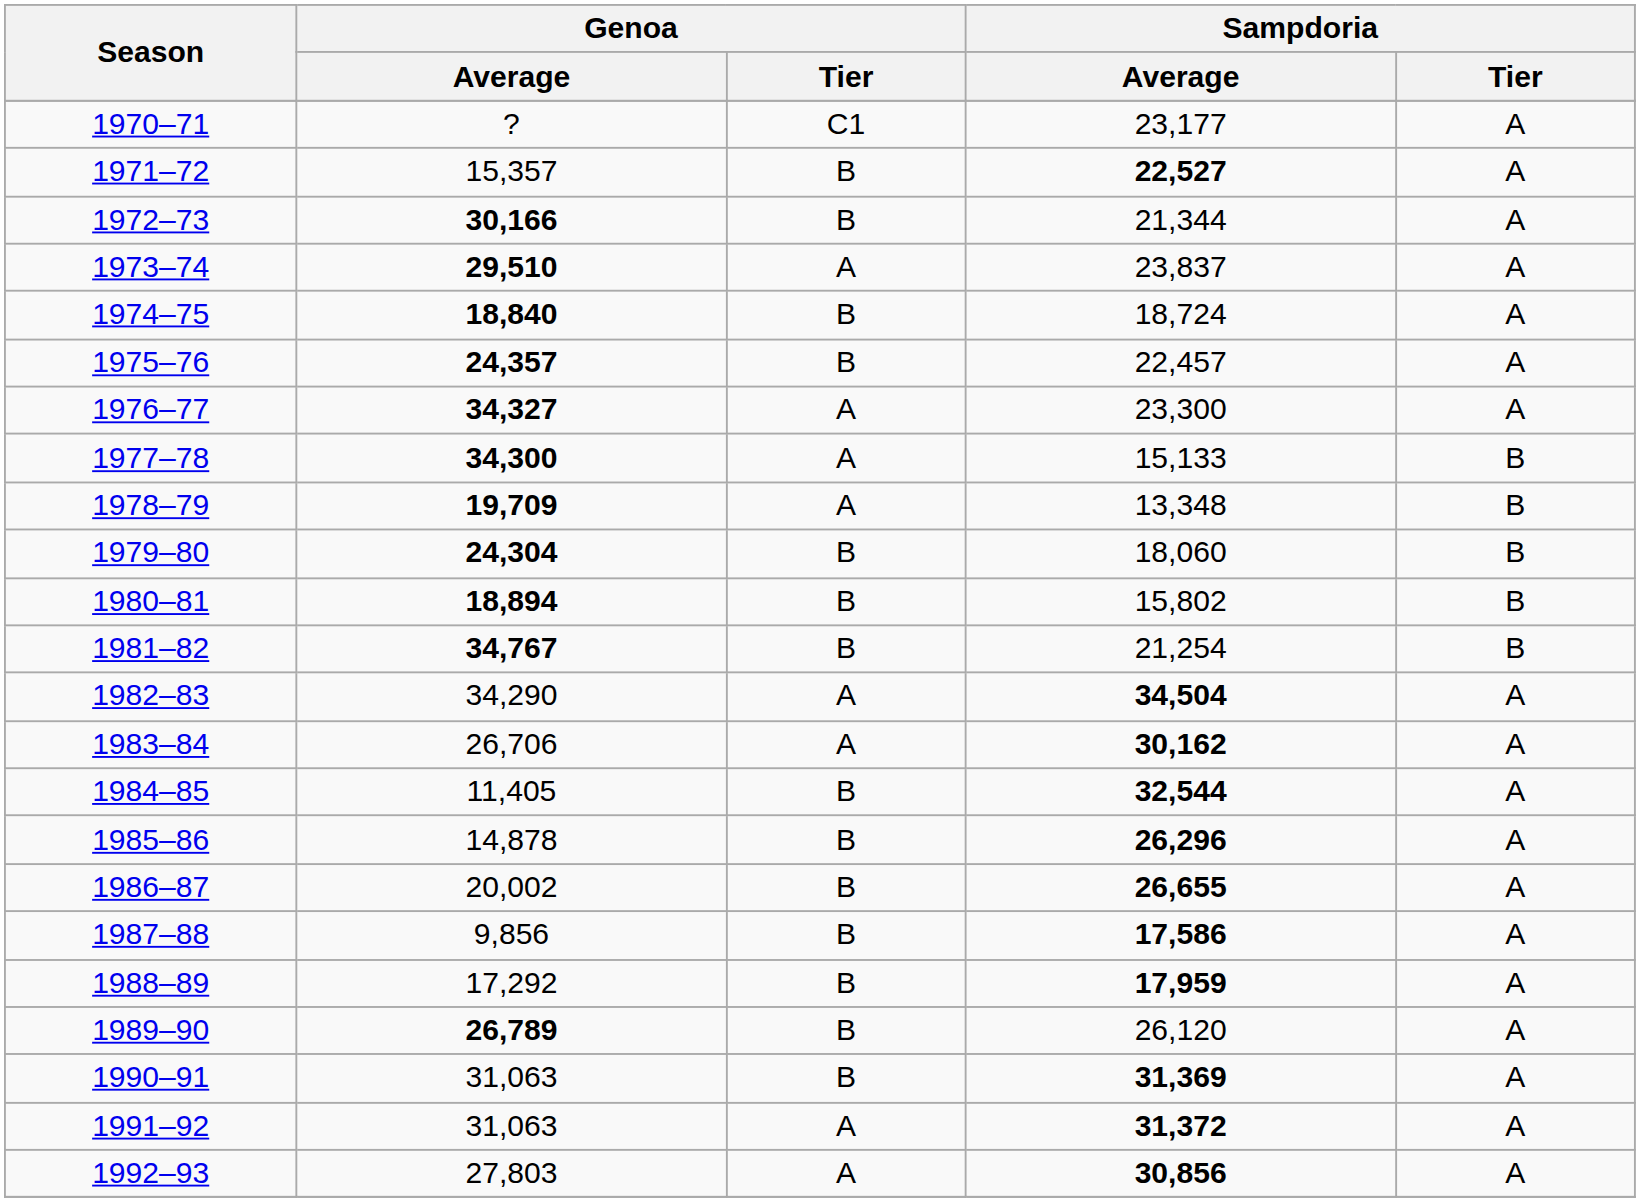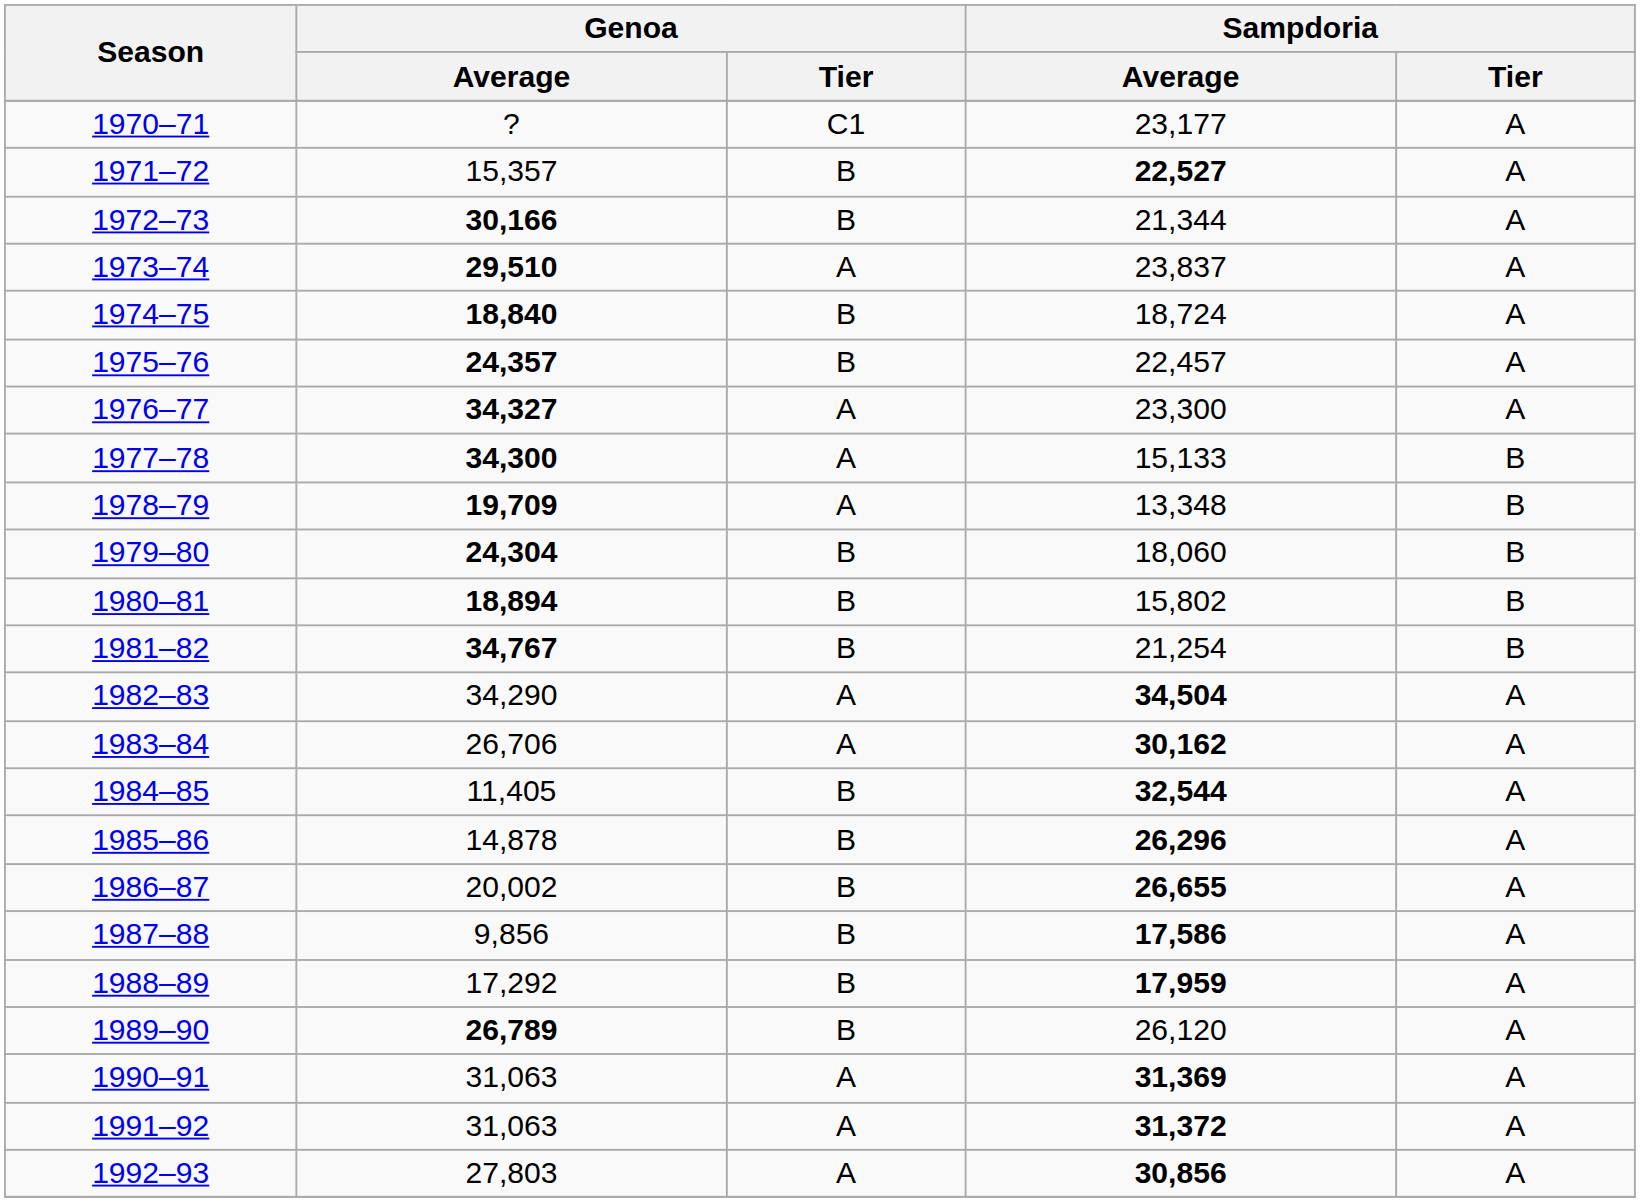(846, 1077) B -> (846, 1077) A
